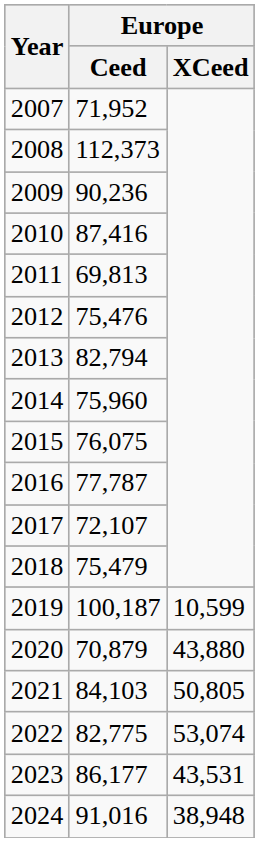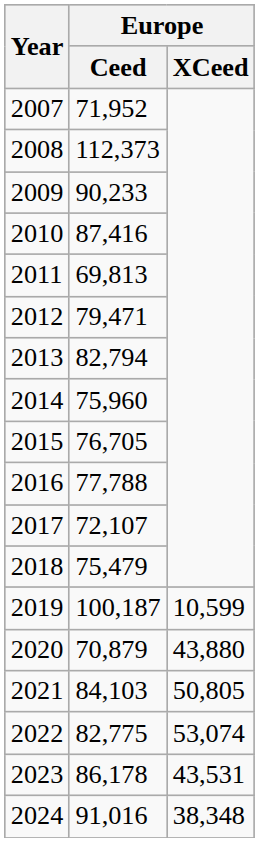(112, 191) 90,236 -> (112, 191) 90,233
(112, 316) 75,476 -> (112, 316) 79,471
(112, 441) 76,075 -> (112, 441) 76,705
(112, 483) 77,787 -> (112, 483) 77,788
(112, 774) 86,177 -> (112, 774) 86,178
(209, 815) 38,948 -> (209, 815) 38,348
